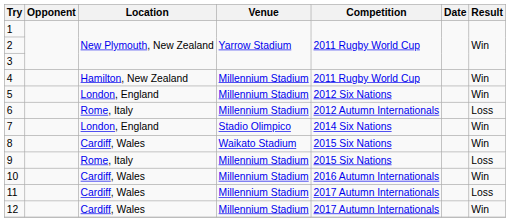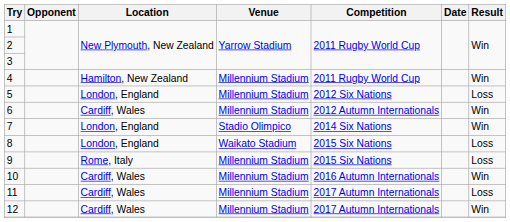(480, 95) Win -> (482, 95) Loss
(107, 111) Rome, Italy -> (113, 111) Cardiff, Wales
(482, 111) Loss -> (480, 111) Win
(113, 144) Cardiff, Wales -> (120, 144) London, England
(480, 144) Win -> (482, 144) Loss
